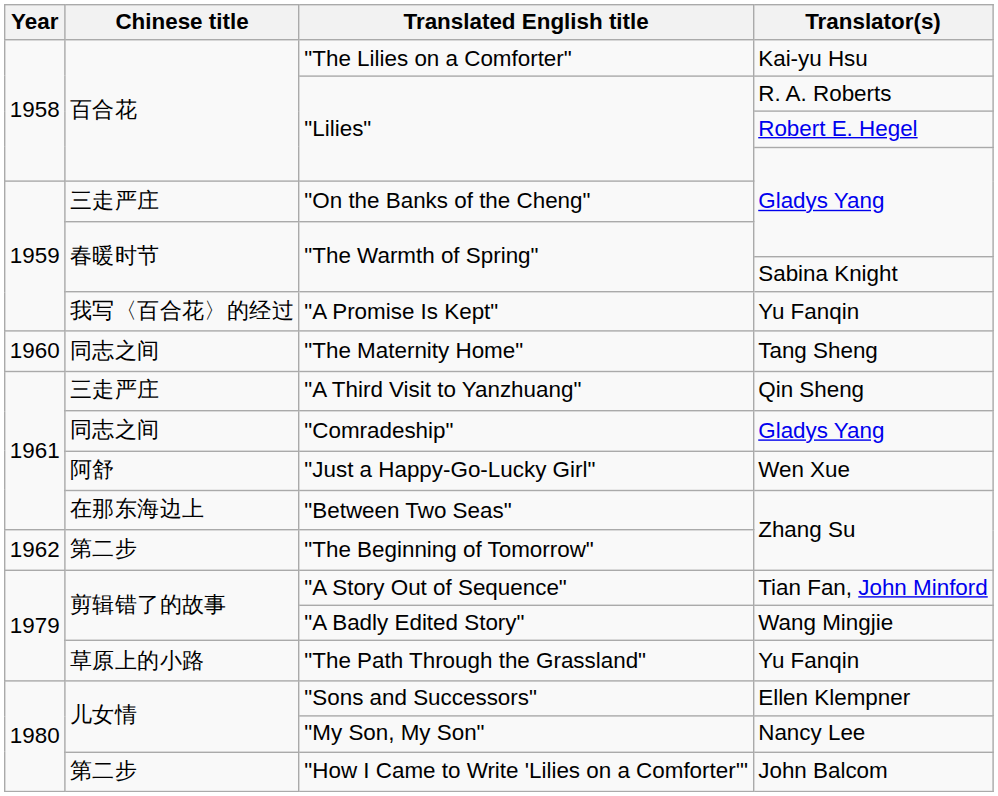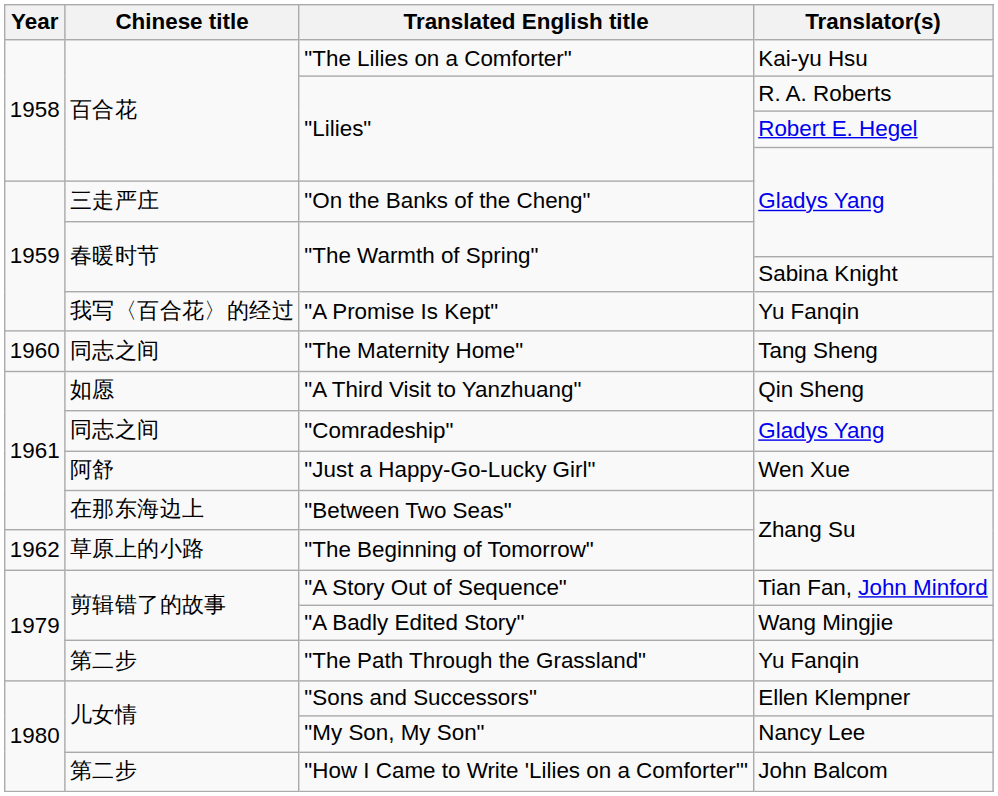(115, 390) 三走严庄 -> (92, 390) 如愿
(104, 549) 第二步 -> (137, 549) 草原上的小路
(137, 659) 草原上的小路 -> (104, 659) 第二步
